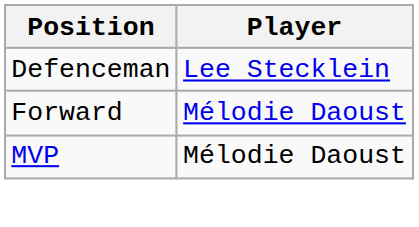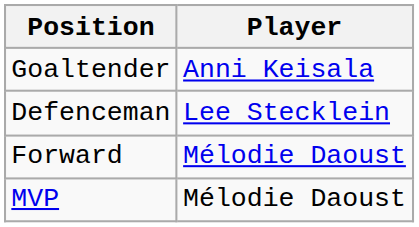+ row: (91, 70)
